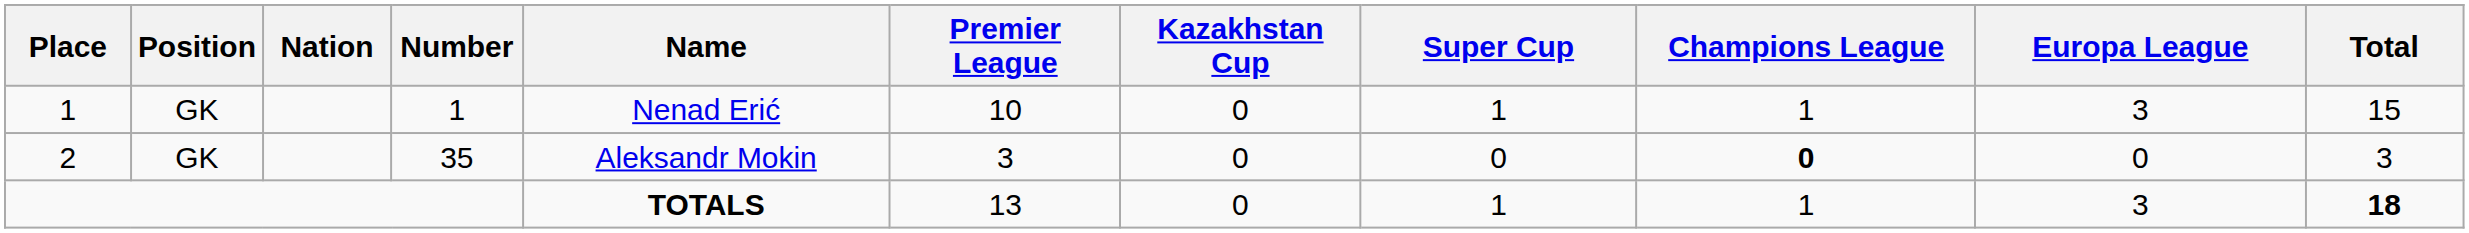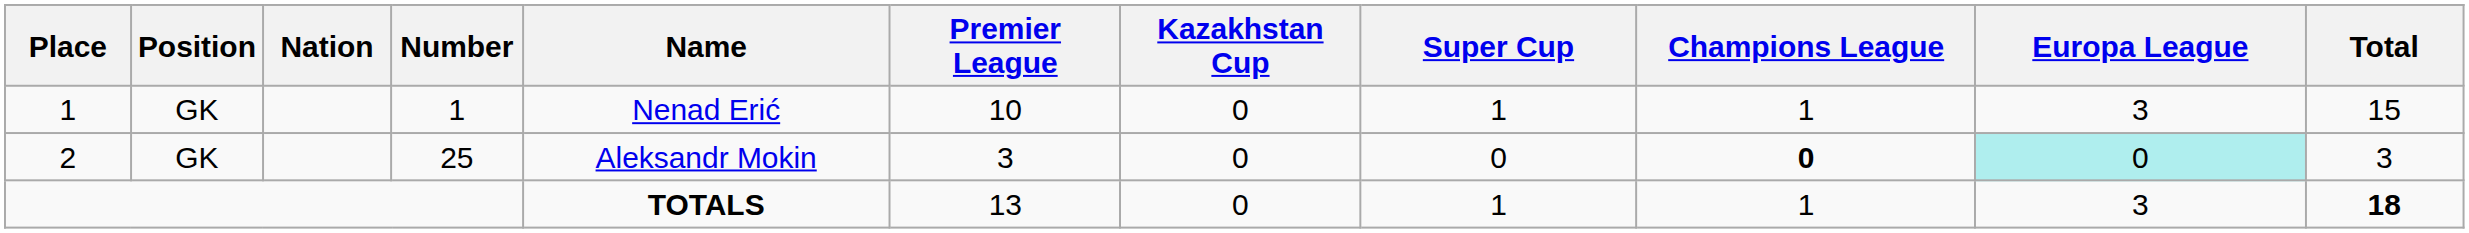(457, 157) 35 -> (457, 157) 25
(2140, 157) no background -> (2140, 157) paleturquoise background
